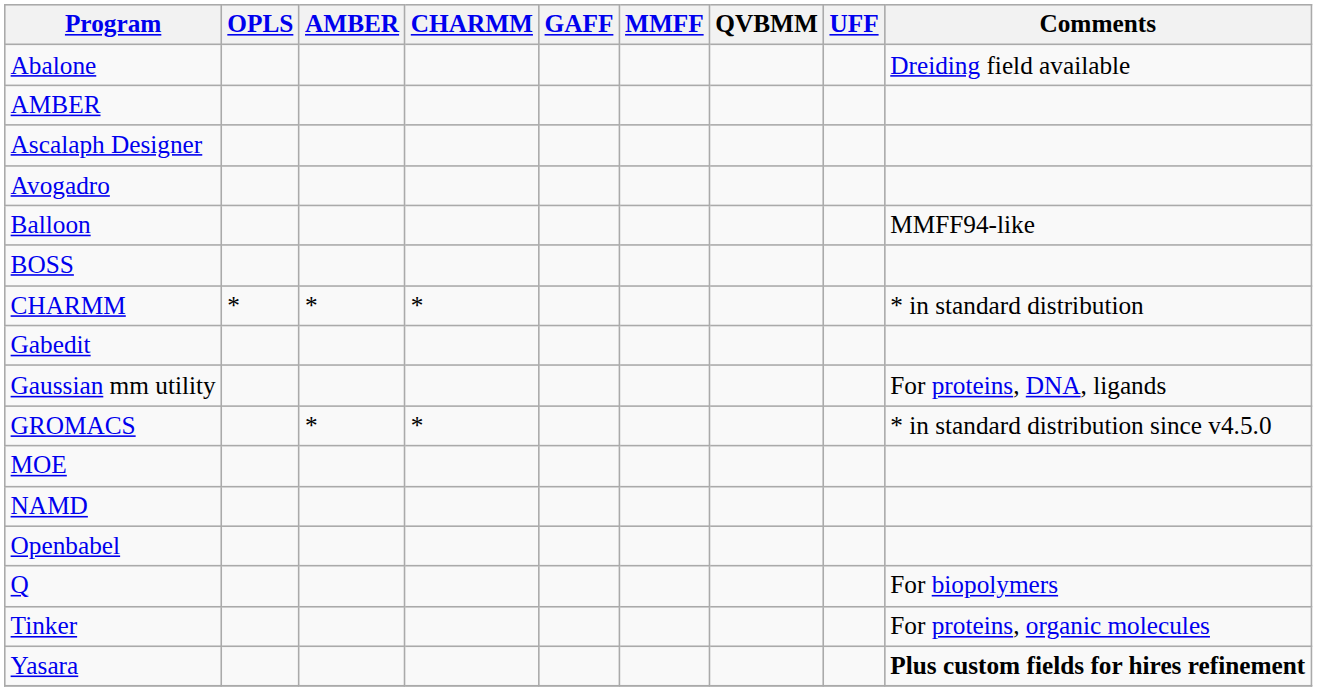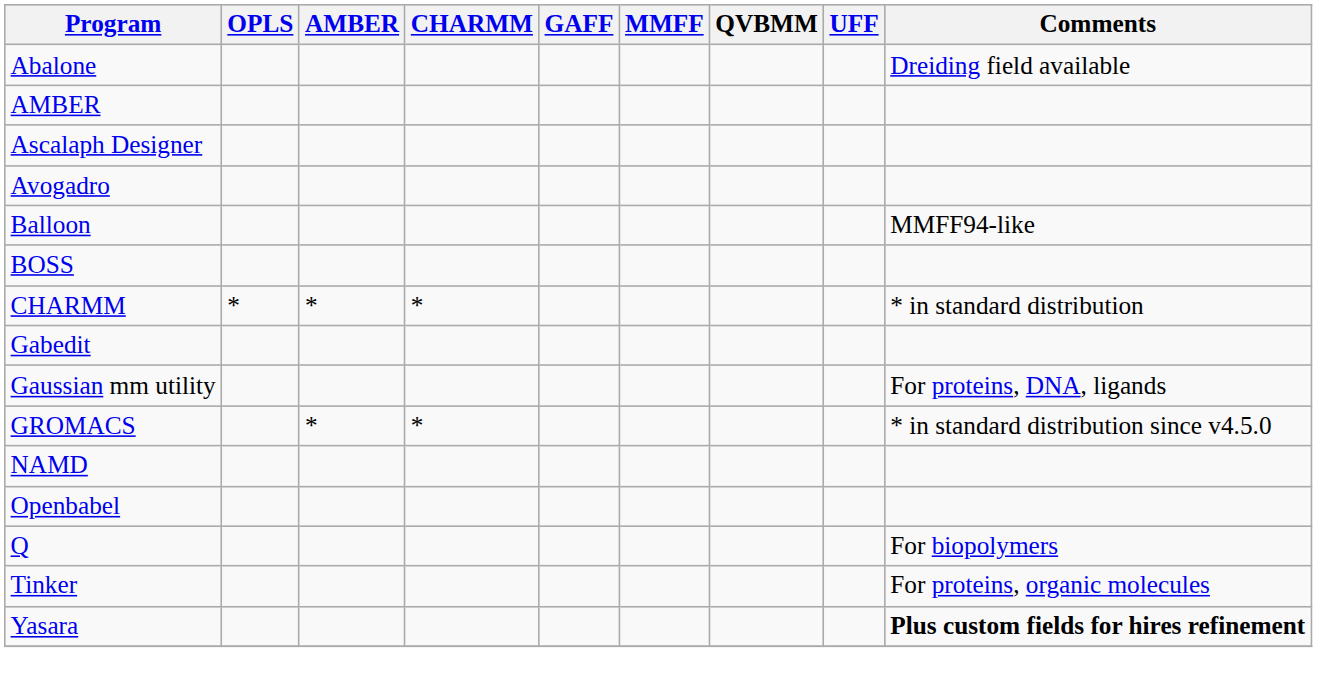- row: (39, 465)
